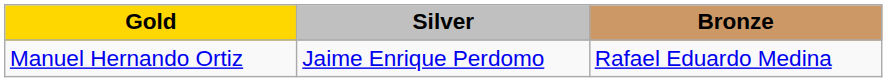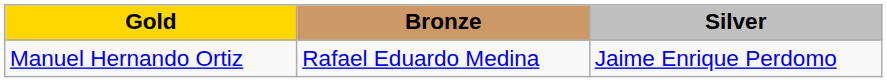columns swapped: (443, 22) <-> (736, 22)
